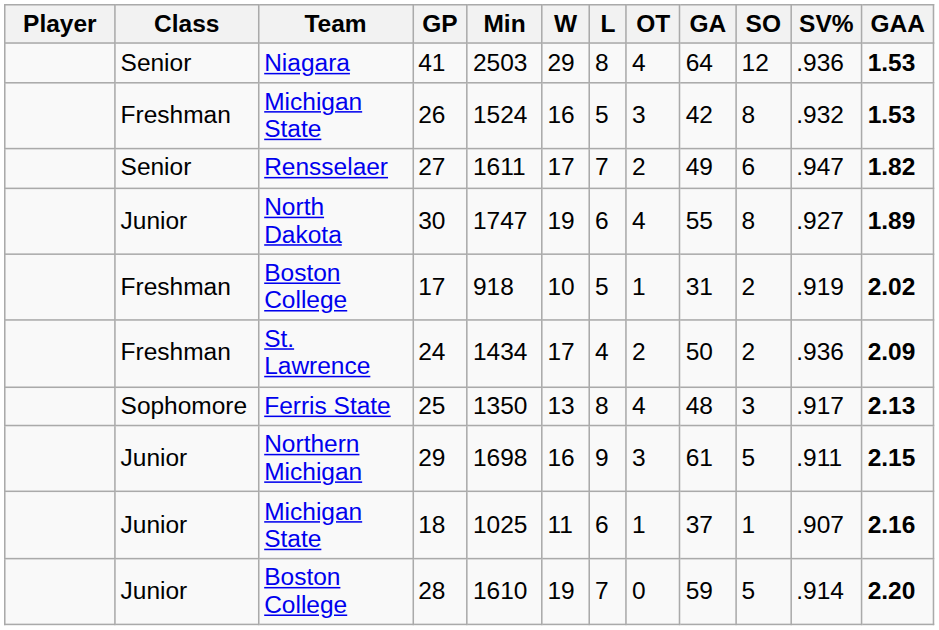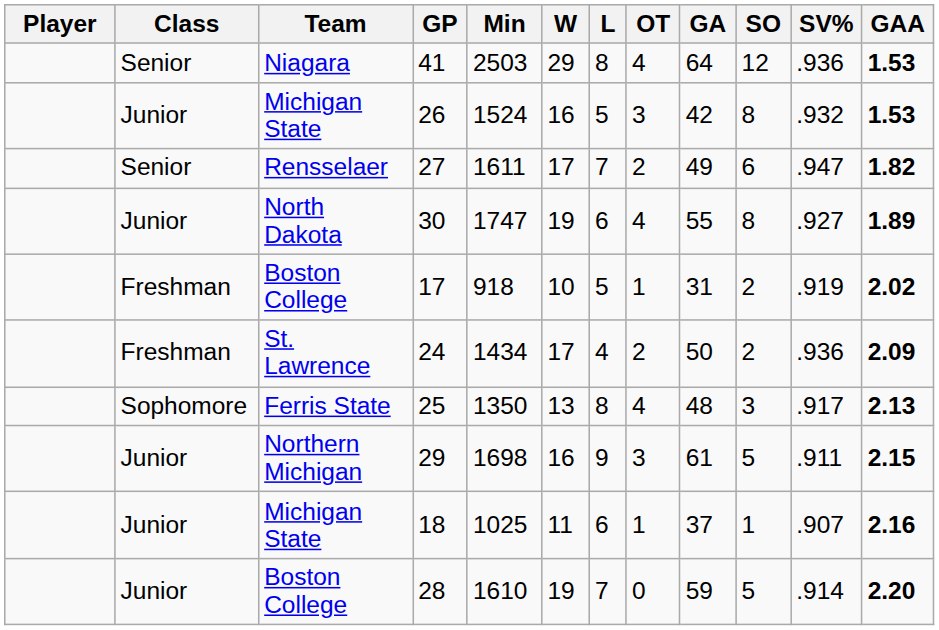(176, 115) Freshman -> (154, 115) Junior
